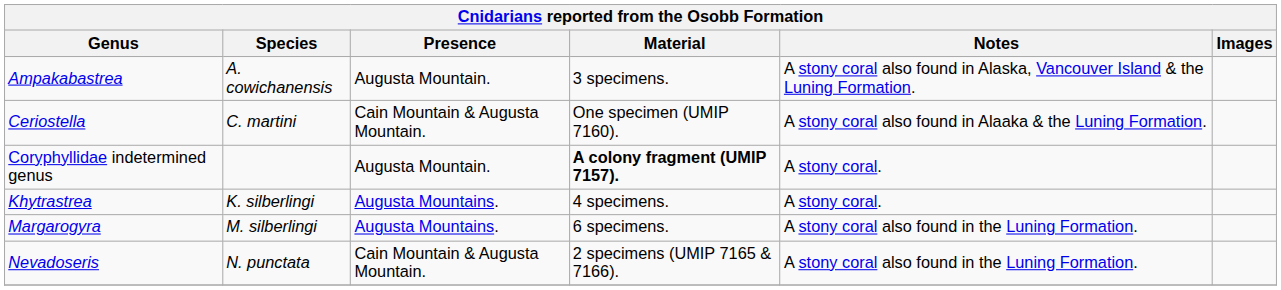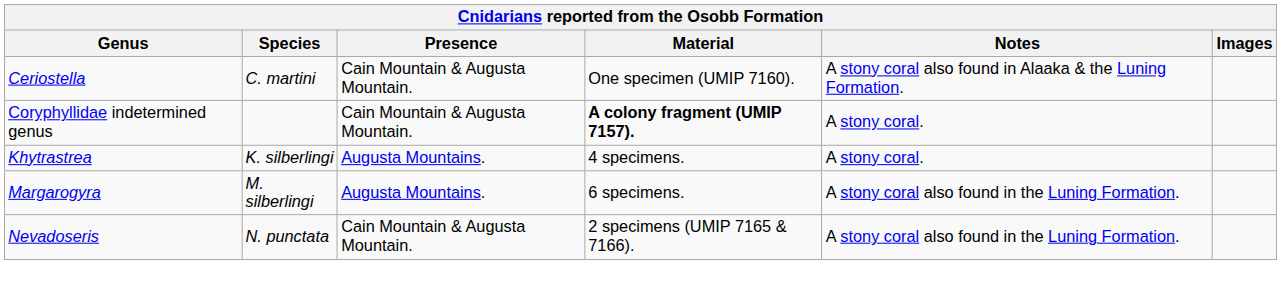- row: (65, 78)
(422, 166) Augusta Mountain. -> (433, 122) Cain Mountain & Augusta Mountain.
